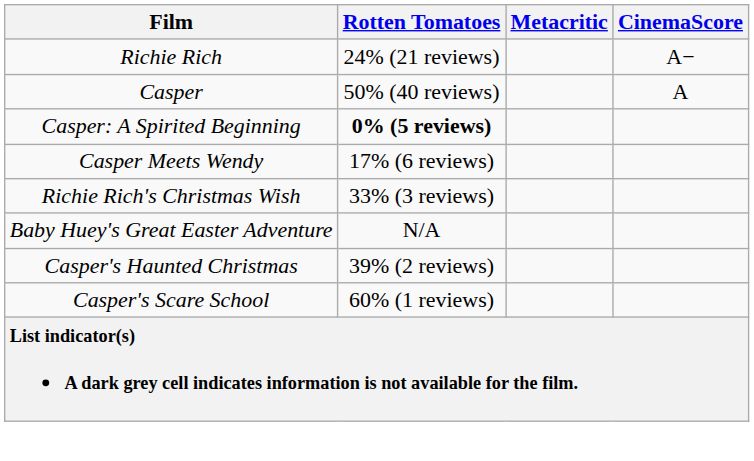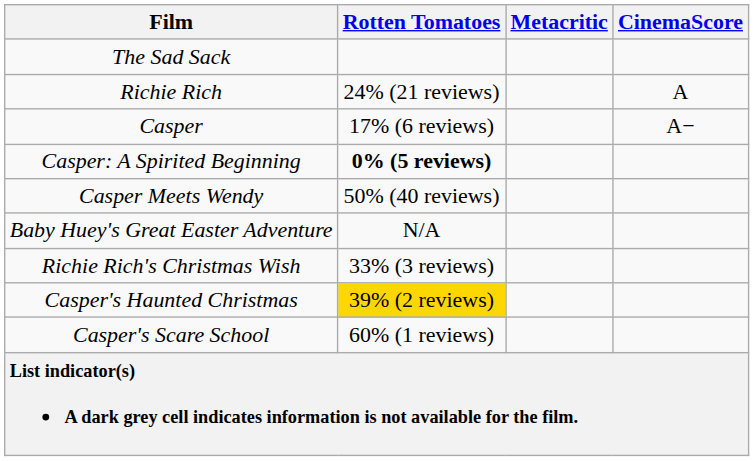+ row: (171, 56)
(680, 56) A− -> (680, 91) A
(422, 91) 50% (40 reviews) -> (422, 126) 17% (6 reviews)
(680, 91) A -> (680, 126) A−
(422, 160) 17% (6 reviews) -> (422, 195) 50% (40 reviews)
rows swapped: (171, 195) <-> (171, 230)
(422, 265) no background -> (422, 299) gold background
